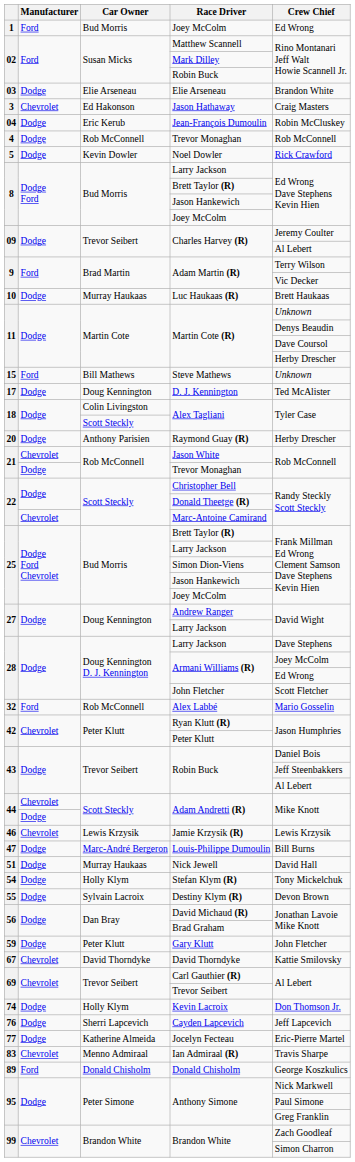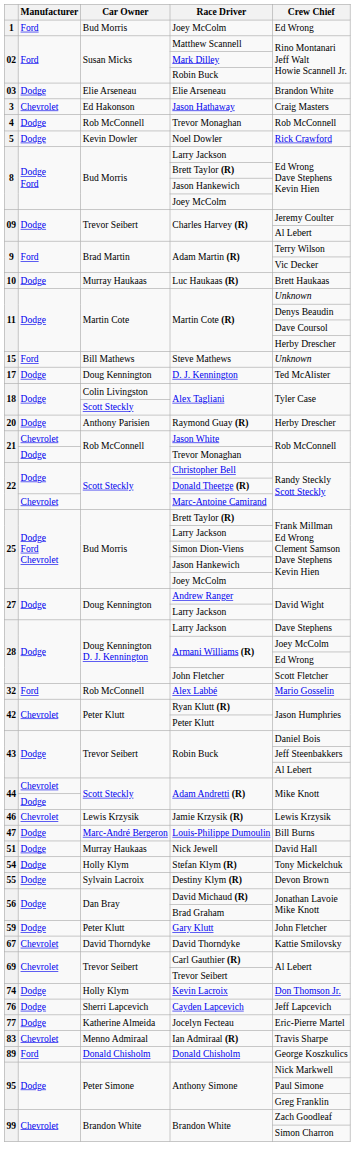- row: (11, 123)
